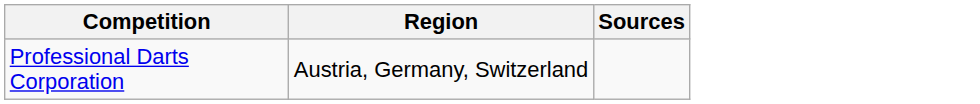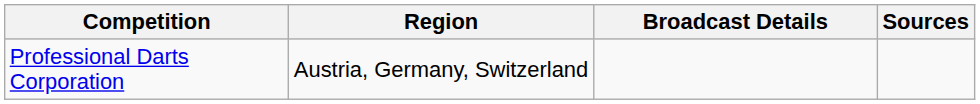+ column: (735, 21)
